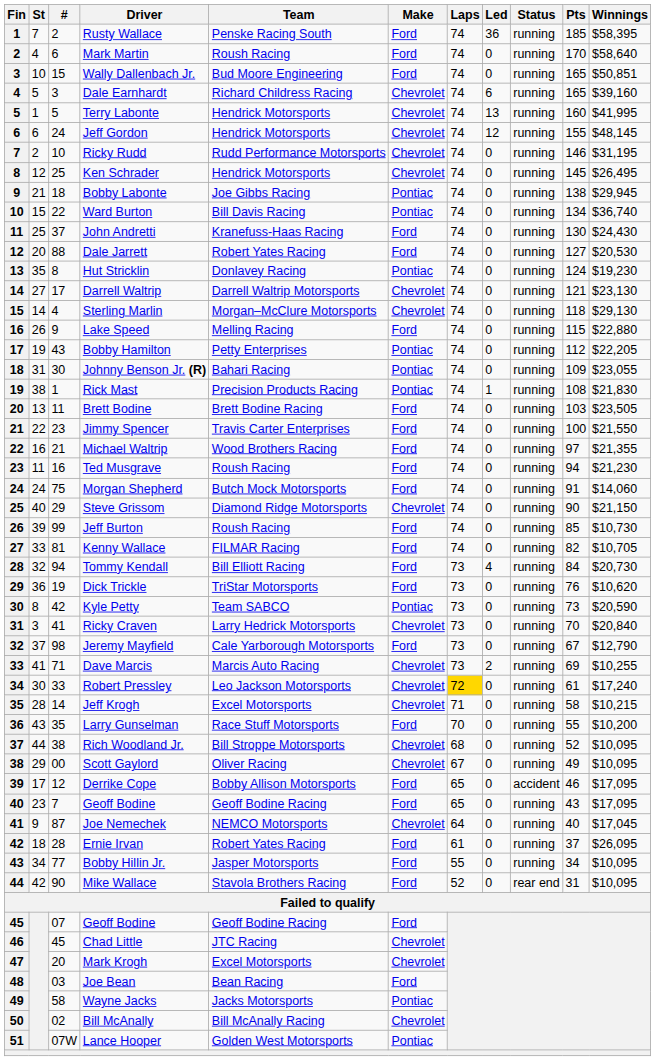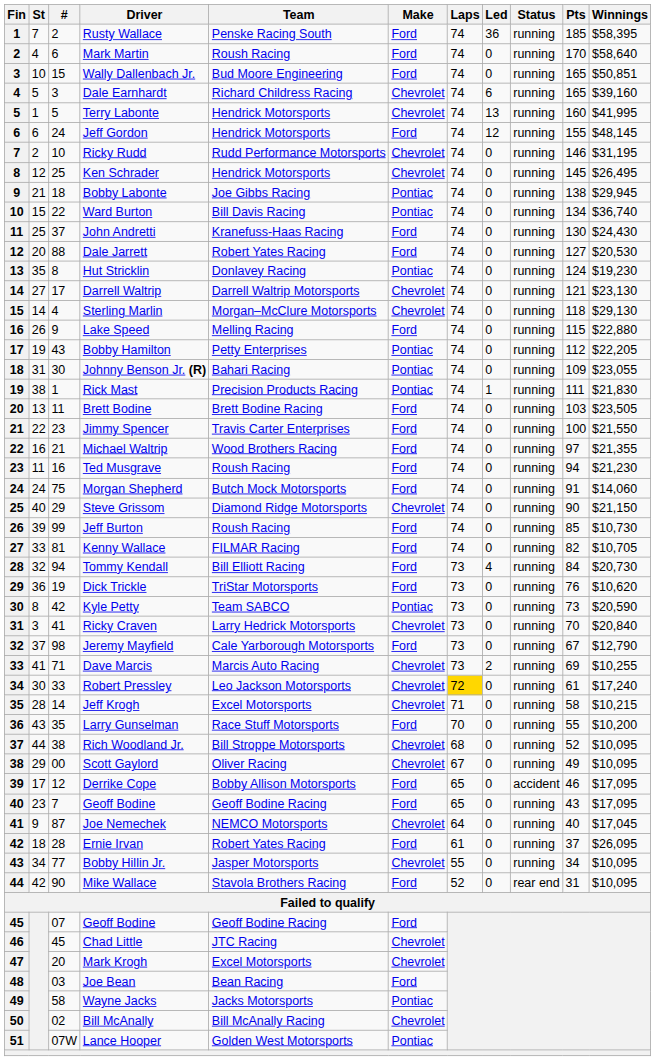(418, 133) Chevrolet -> (404, 133) Ford
(576, 389) 108 -> (575, 389) 111
(404, 863) Ford -> (418, 863) Chevrolet
